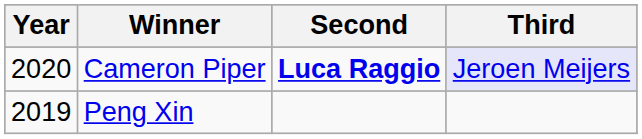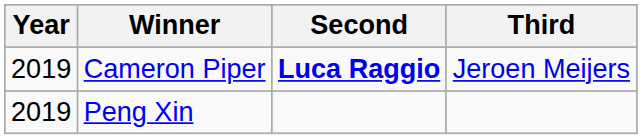(41, 68) 2020 -> (41, 68) 2019
(541, 68) lavender background -> (541, 68) no background
